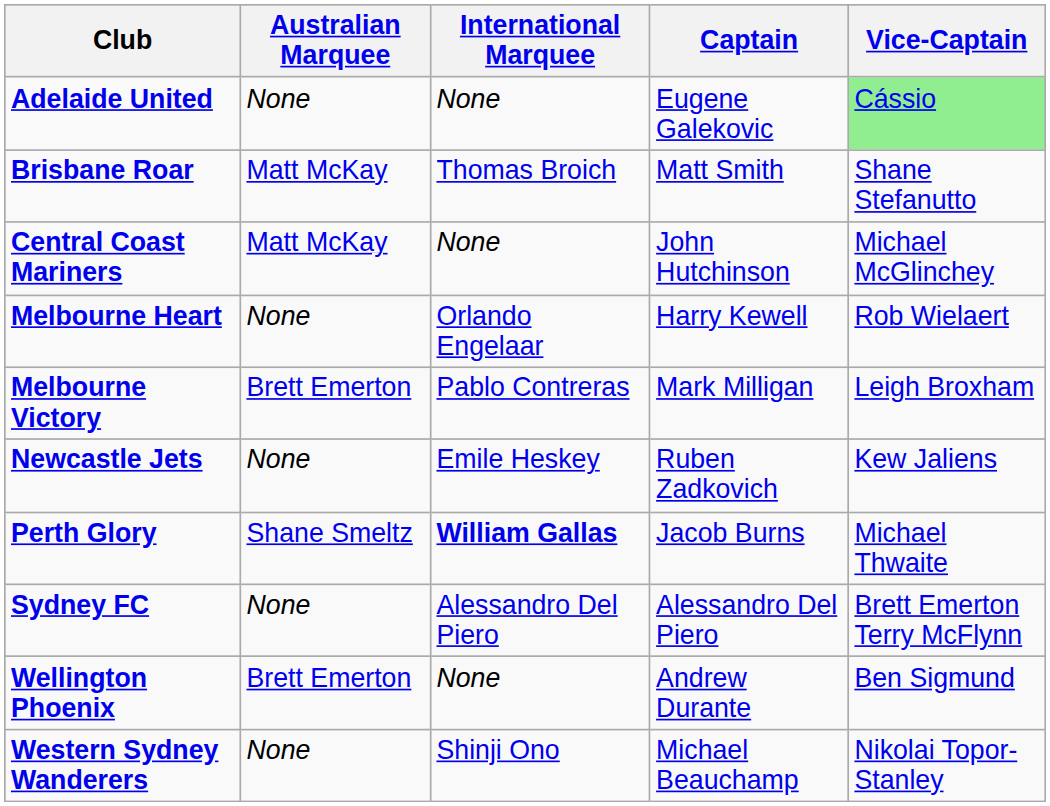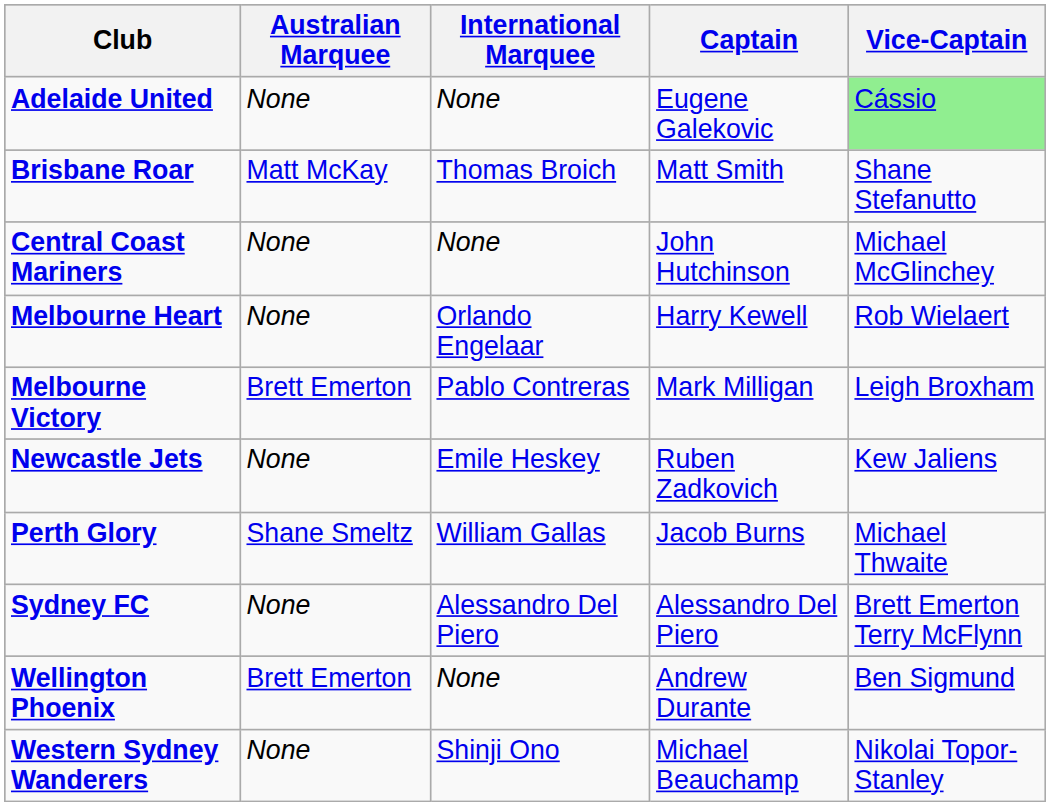(317, 242) Matt McKay -> (278, 242) None
(527, 532) bold -> (521, 532) normal
